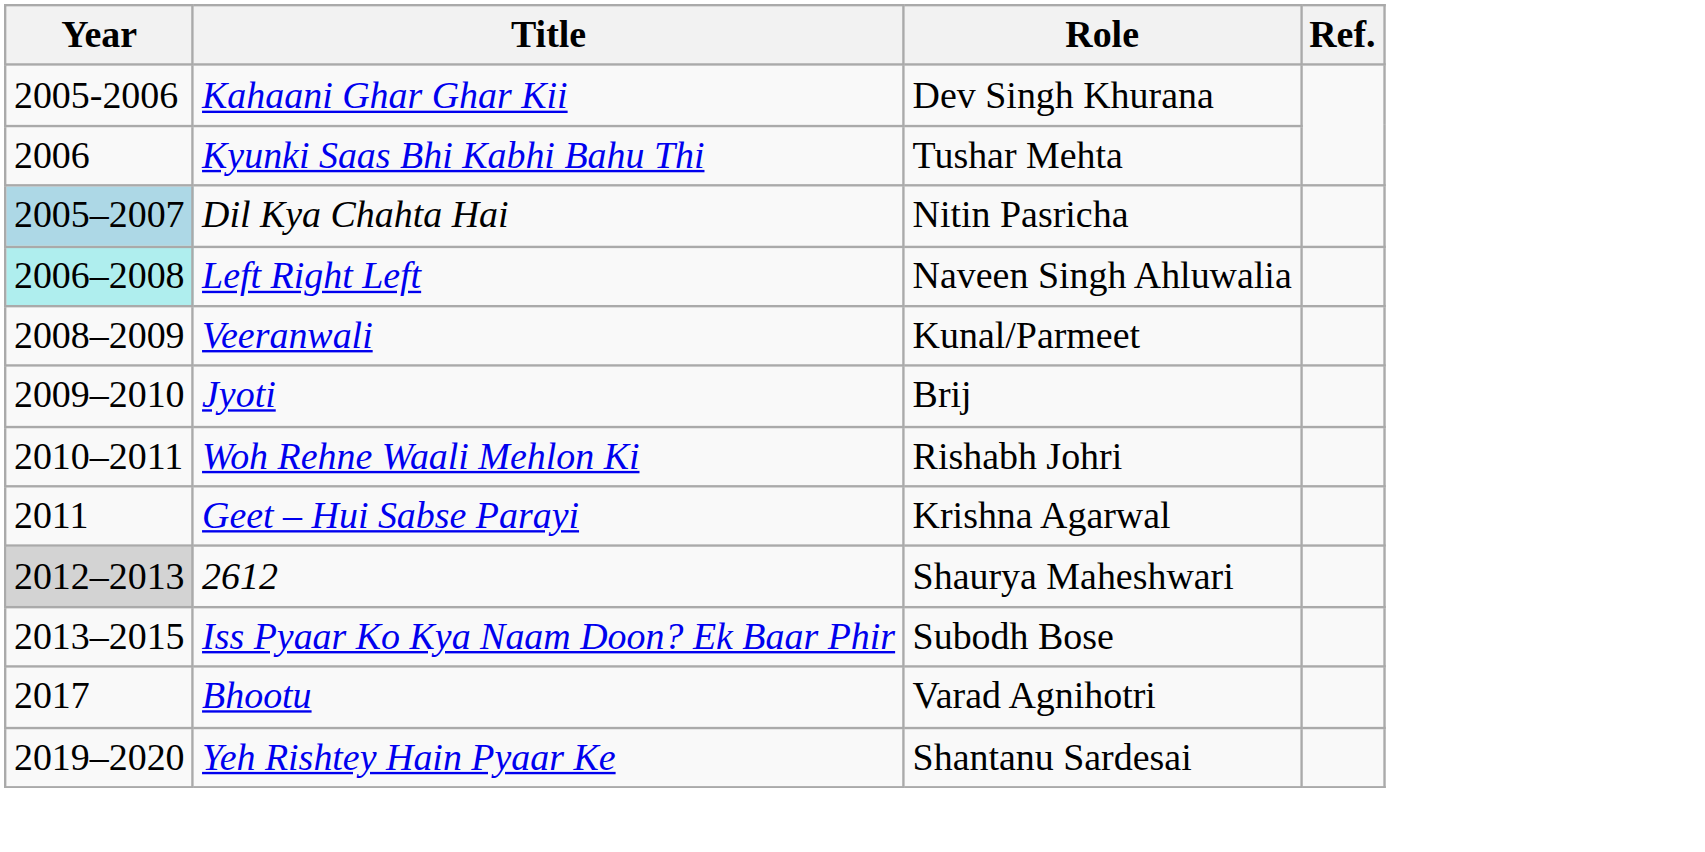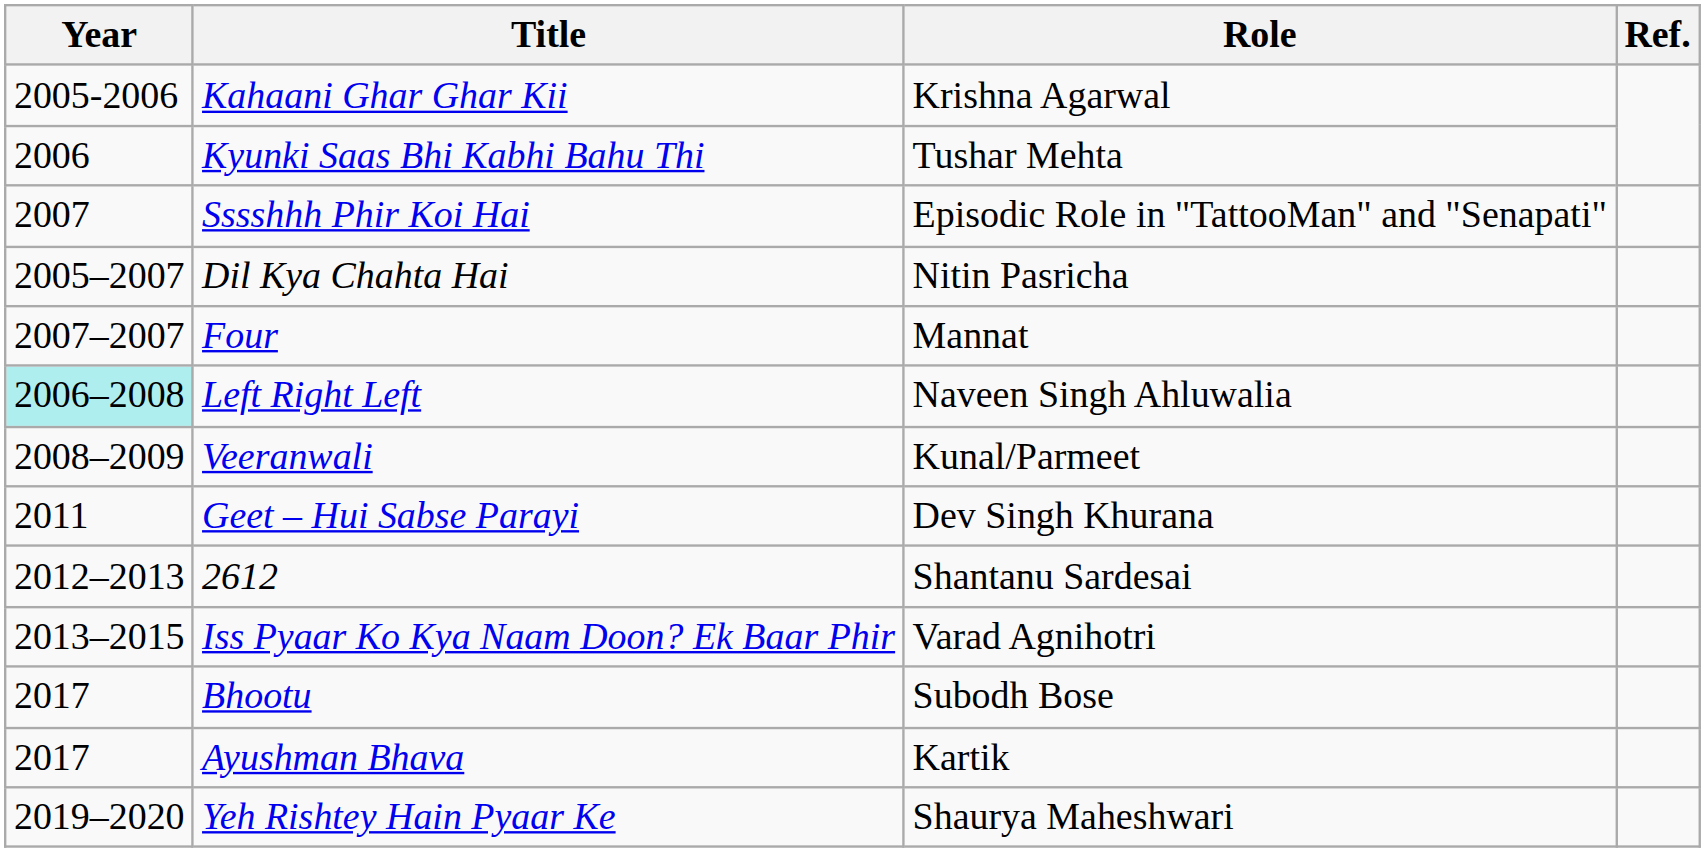(1063, 94) Dev Singh Khurana -> (1042, 94) Krishna Agarwal
+ row: (366, 214)
(99, 214) lightblue background -> (99, 275) no background
+ row: (240, 335)
- row: (239, 395)
- row: (421, 455)
(1042, 515) Krishna Agarwal -> (1063, 515) Dev Singh Khurana
(99, 575) lightgrey background -> (99, 575) no background
(1073, 575) Shaurya Maheshwari -> (1052, 575) Shantanu Sardesai
(1013, 635) Subodh Bose -> (1034, 635) Varad Agnihotri
(1034, 696) Varad Agnihotri -> (1013, 696) Subodh Bose
+ row: (333, 756)
(1052, 756) Shantanu Sardesai -> (1073, 816) Shaurya Maheshwari
